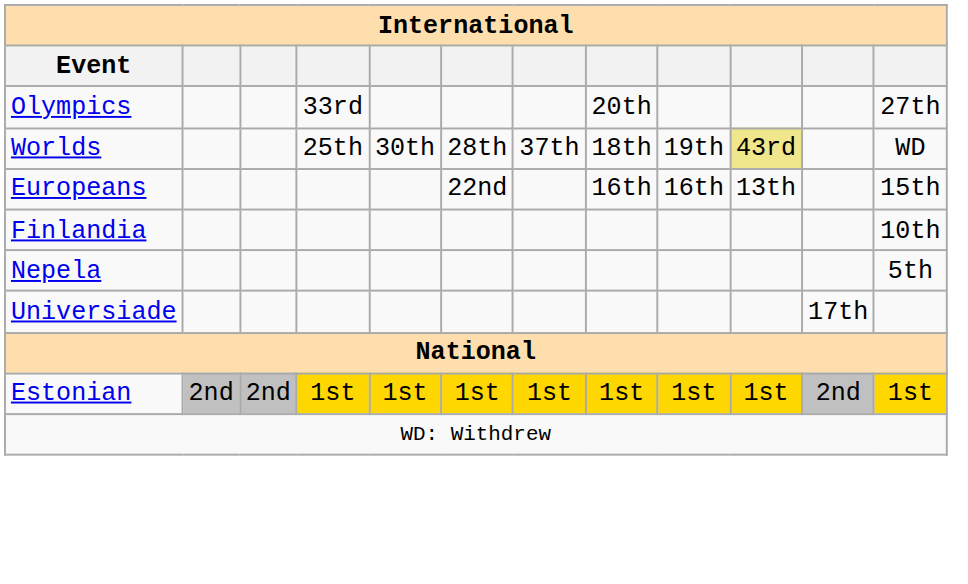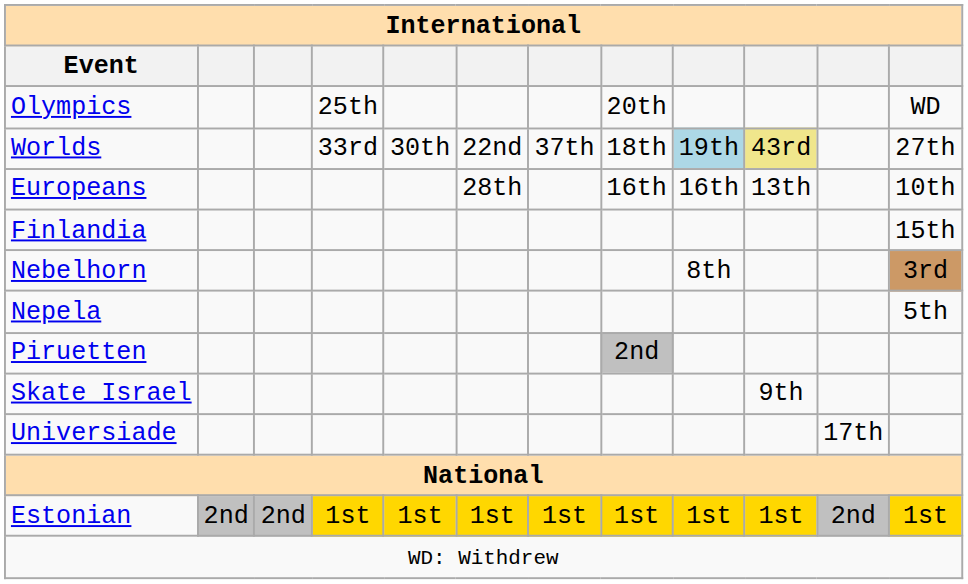(333, 107) 33rd -> (348, 107) 25th
(910, 107) 27th -> (925, 107) WD
(333, 148) 25th -> (348, 148) 33rd
(477, 148) 28th -> (492, 148) 22nd
(694, 148) no background -> (709, 148) lightblue background
(910, 148) WD -> (925, 148) 27th
(477, 189) 22nd -> (492, 189) 28th
(910, 189) 15th -> (925, 189) 10th
(910, 230) 10th -> (925, 230) 15th
+ row: (79, 271)
+ row: (79, 353)
+ row: (101, 393)
